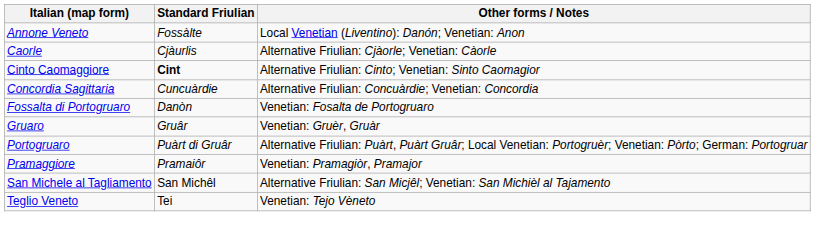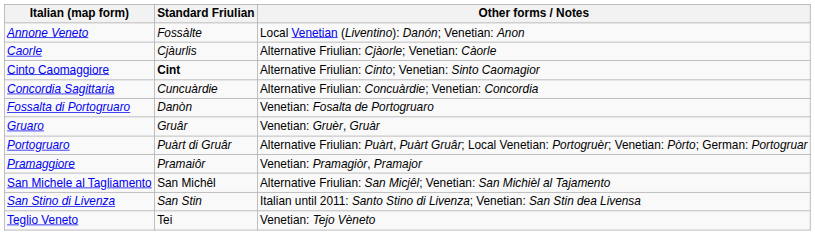+ row: (61, 201)
